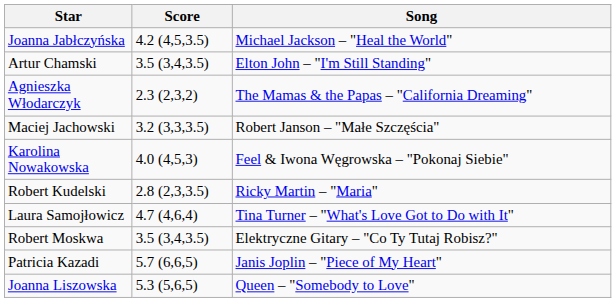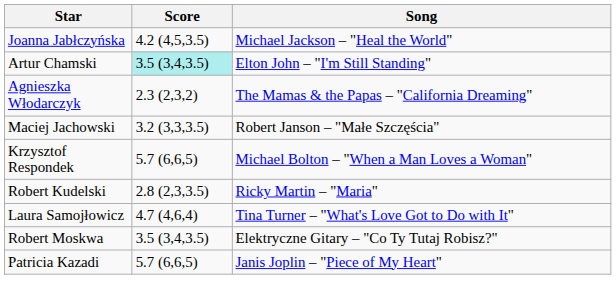(172, 63) no background -> (172, 63) paleturquoise background
+ row: (41, 159)
- row: (48, 159)
- row: (62, 285)
